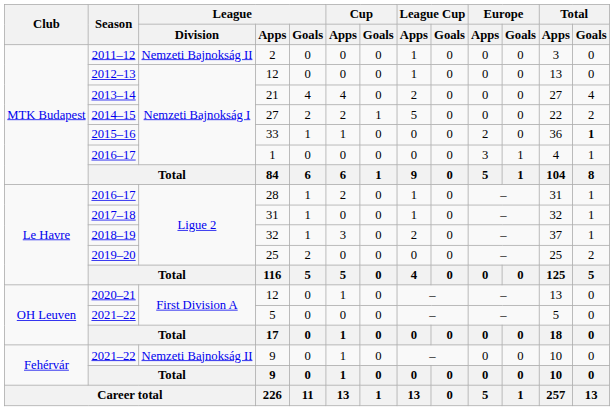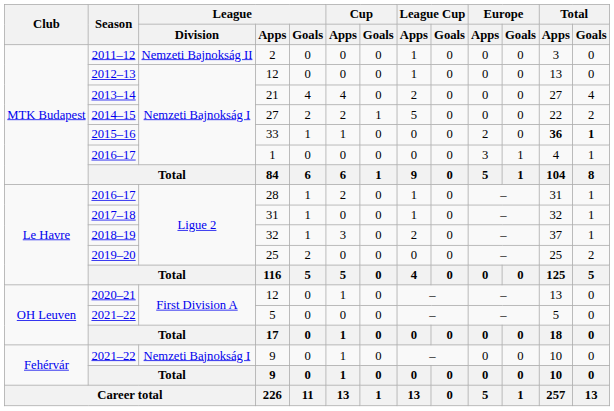(556, 134) normal -> (556, 134) bold
(197, 355) Nemzeti Bajnokság II -> (197, 355) Nemzeti Bajnokság I
